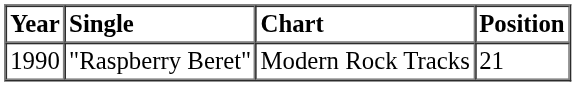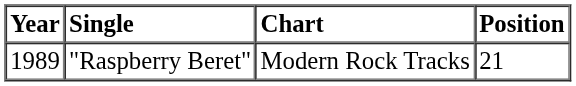(35, 61) 1990 -> (35, 61) 1989
